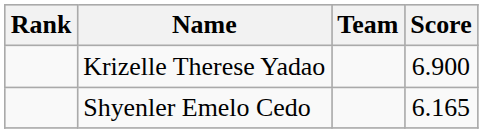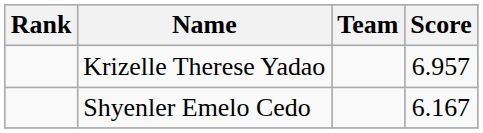(441, 66) 6.900 -> (441, 66) 6.957
(441, 107) 6.165 -> (441, 107) 6.167
